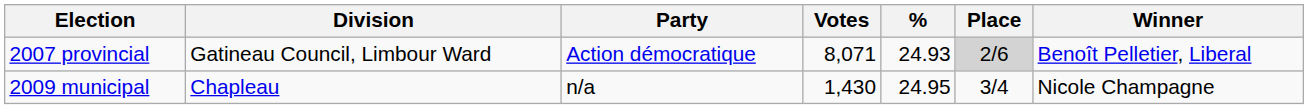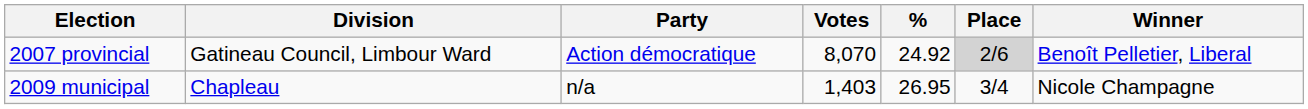(850, 53) 8,071 -> (850, 53) 8,070
(925, 53) 24.93 -> (925, 53) 24.92
(850, 86) 1,430 -> (850, 86) 1,403
(925, 86) 24.95 -> (925, 86) 26.95
